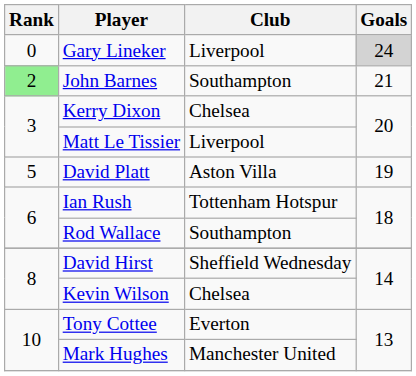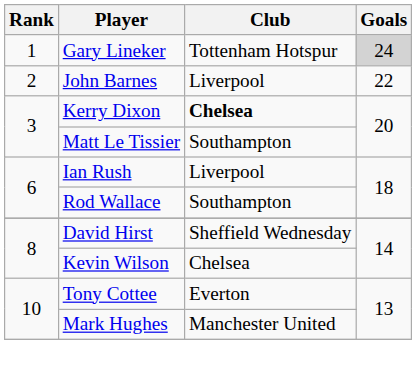(31, 50) 0 -> (31, 50) 1
(227, 50) Liverpool -> (263, 50) Tottenham Hotspur
(31, 80) lightgreen background -> (31, 80) no background
(240, 80) Southampton -> (227, 80) Liverpool
(384, 80) 21 -> (384, 80) 22
(219, 111) normal -> (221, 111) bold
(227, 141) Liverpool -> (240, 141) Southampton
- row: (106, 171)
(263, 202) Tottenham Hotspur -> (227, 171) Liverpool
